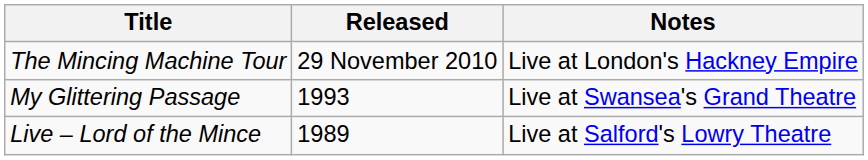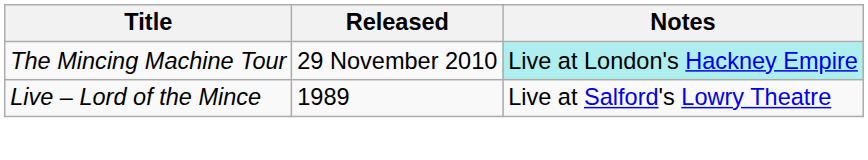(683, 60) no background -> (683, 60) paleturquoise background
- row: (125, 97)
